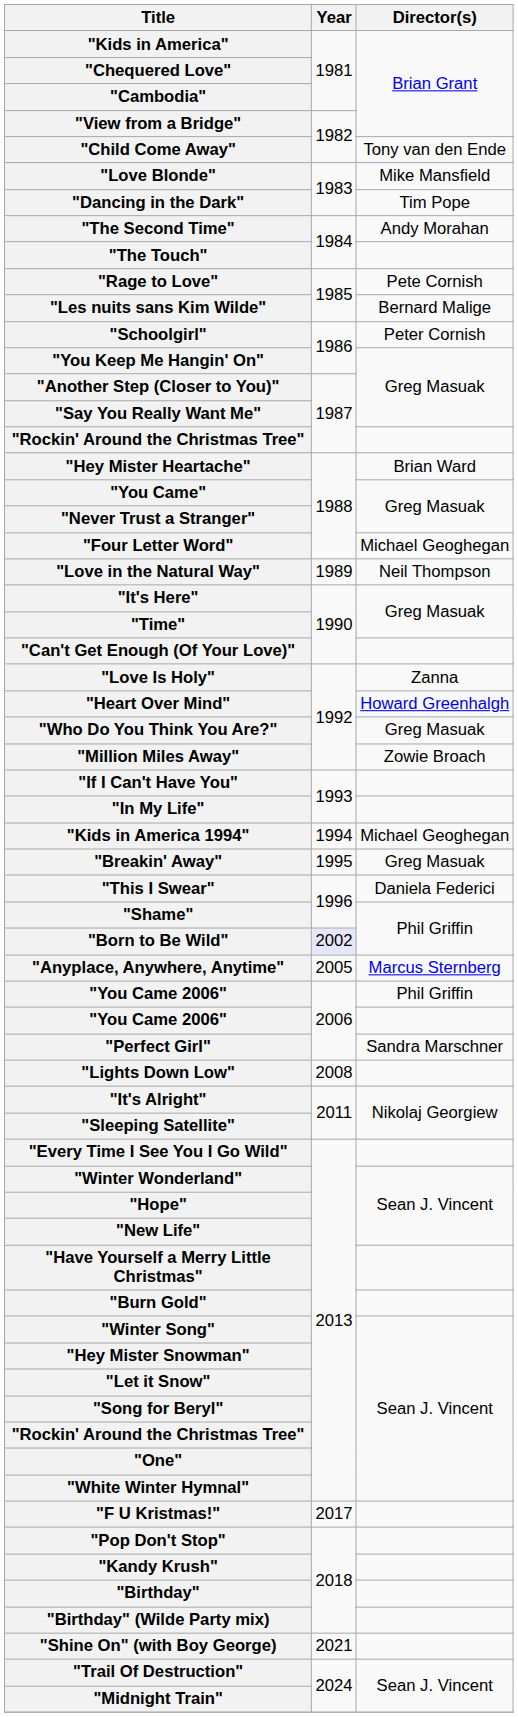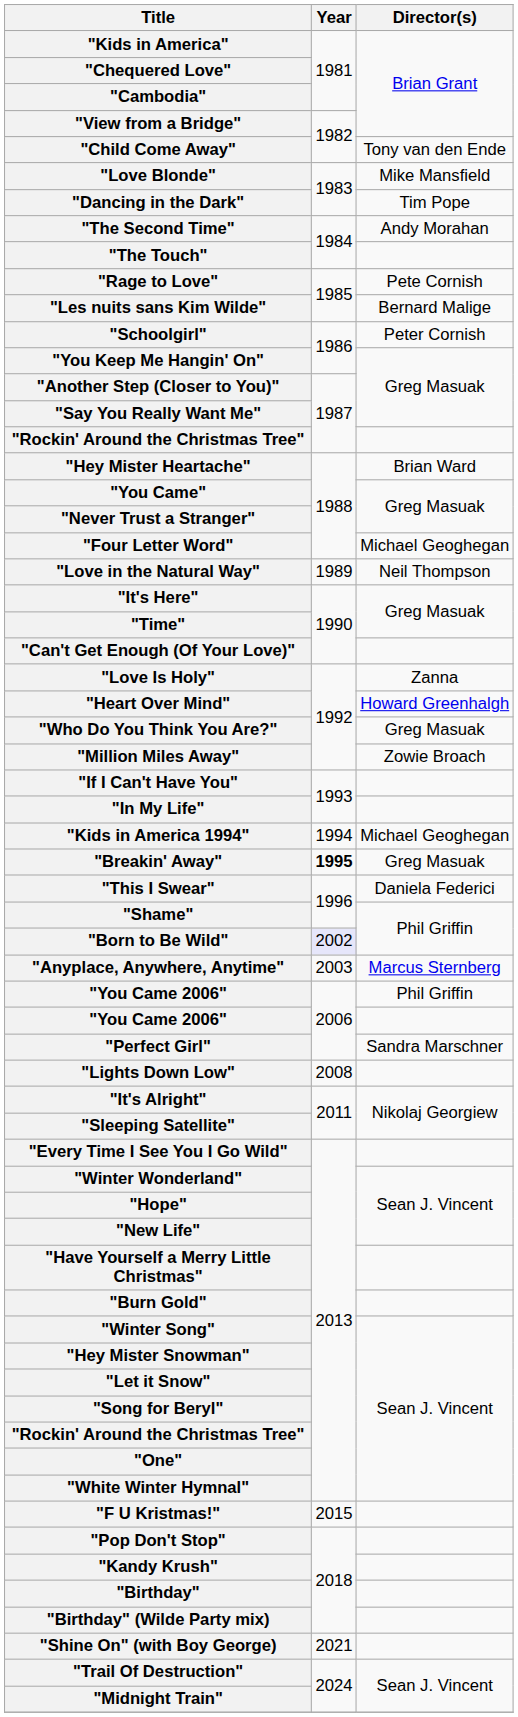(334, 862) normal -> (334, 862) bold
(334, 967) 2005 -> (334, 967) 2003
(334, 1514) 2017 -> (334, 1514) 2015
